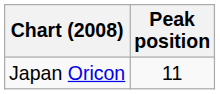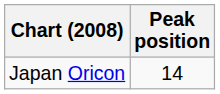(172, 72) 11 -> (172, 72) 14
